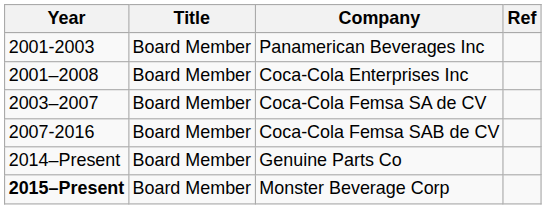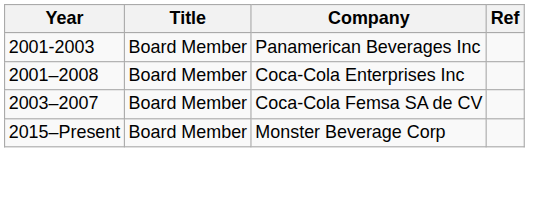- row: (379, 132)
- row: (331, 160)
(66, 189) bold -> (64, 132) normal
